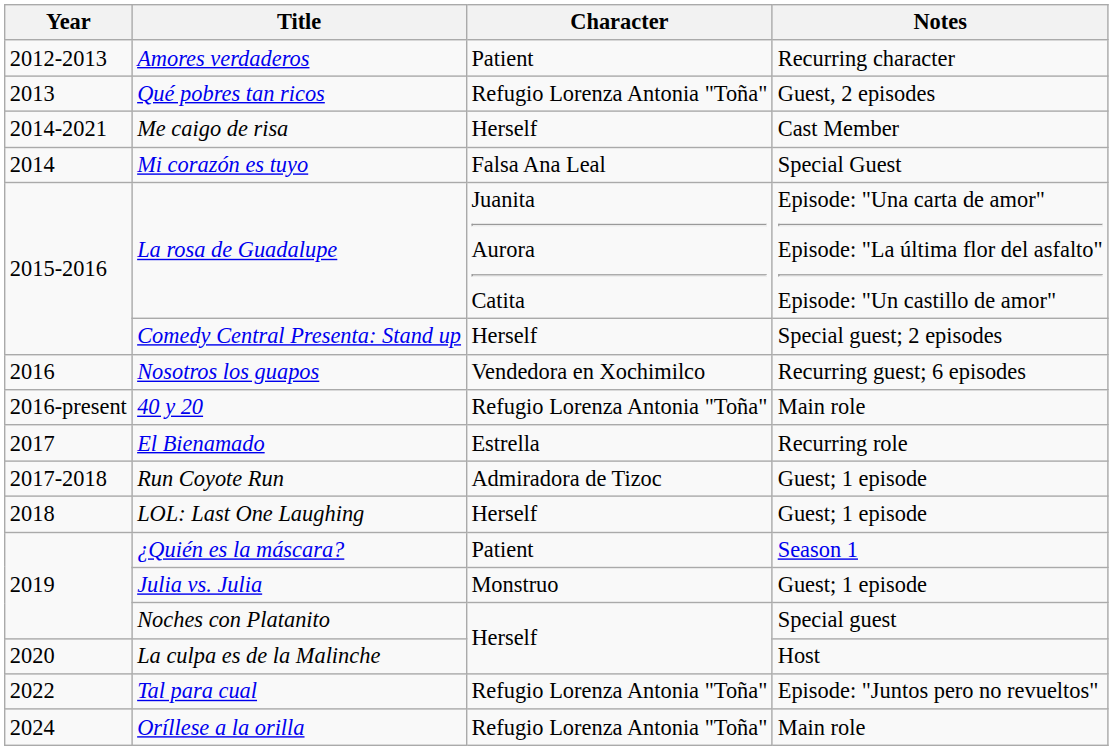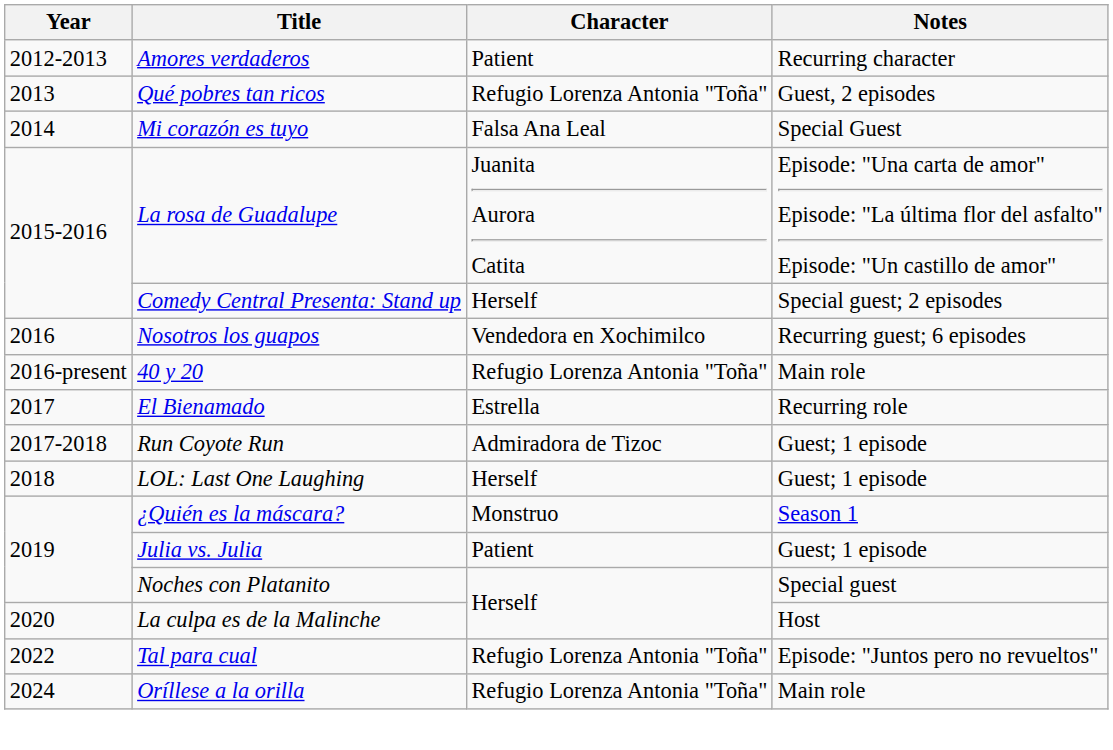- row: (213, 128)
(502, 549) Patient -> (515, 513) Monstruo
(515, 584) Monstruo -> (502, 549) Patient
